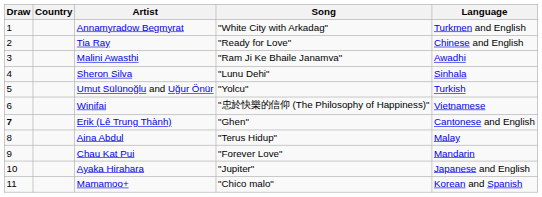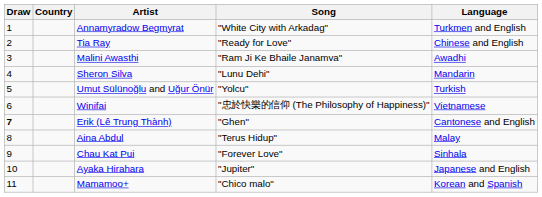(450, 74) Sinhala -> (454, 74) Mandarin
(454, 153) Mandarin -> (450, 153) Sinhala
